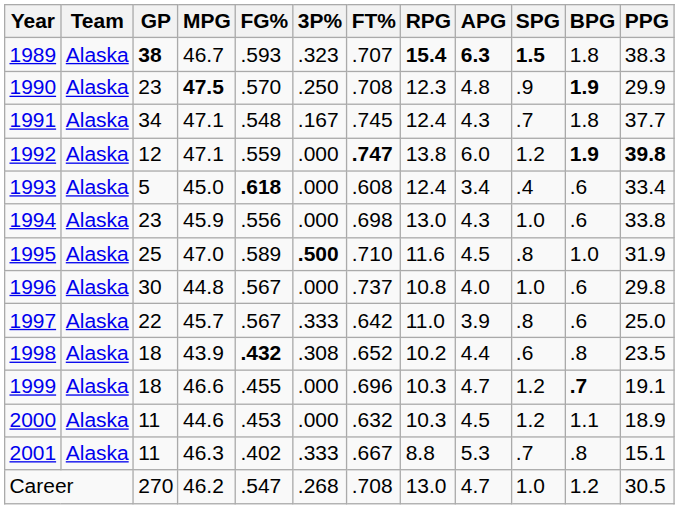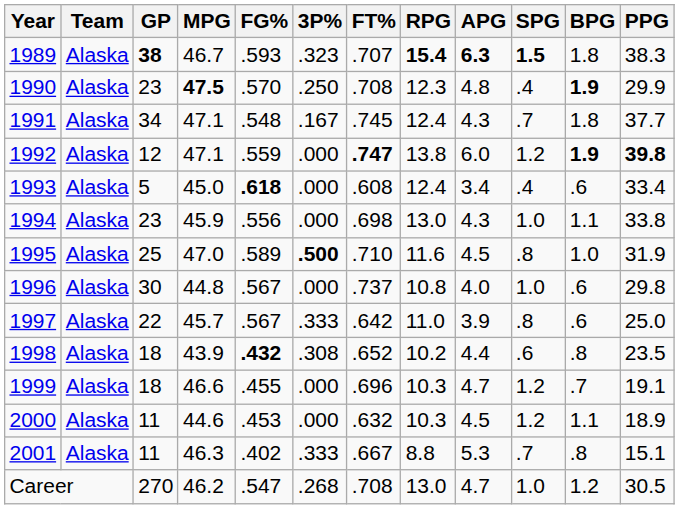(525, 87) .9 -> (525, 87) .4
(579, 220) .6 -> (584, 220) 1.1
(579, 386) bold -> (579, 386) normal
